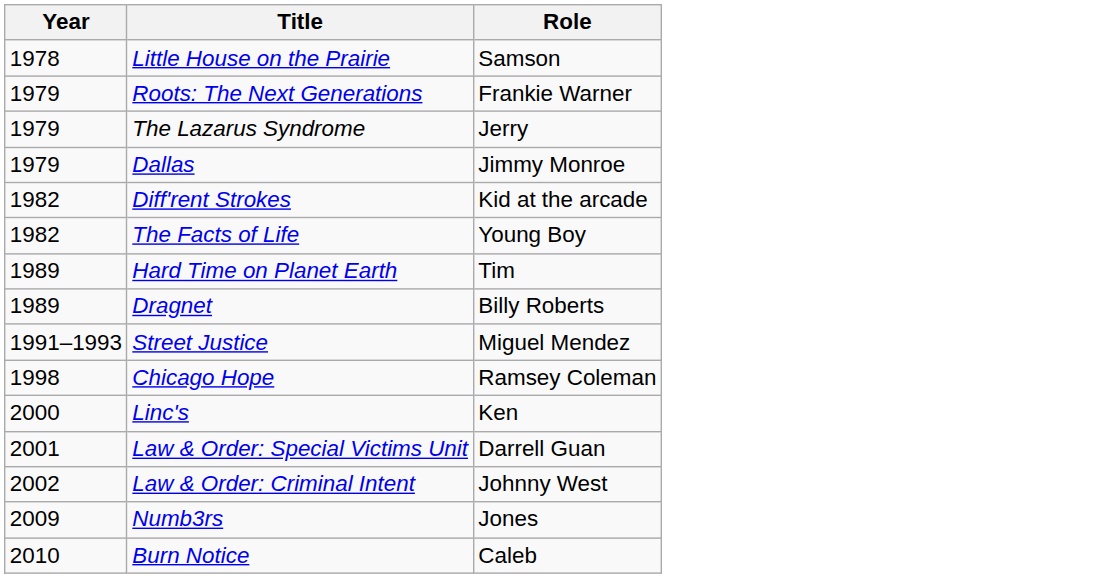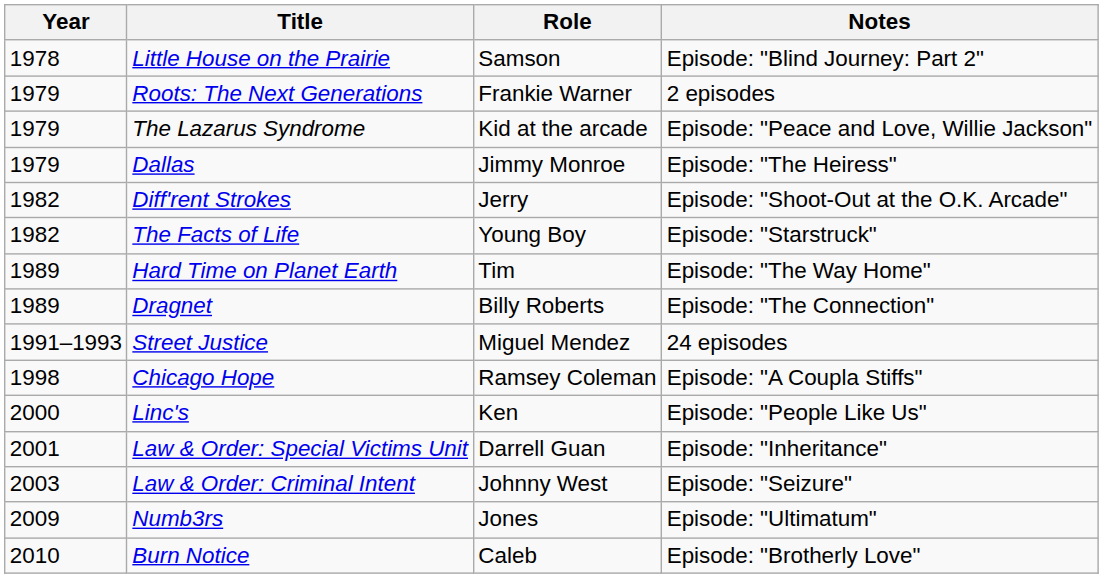+ column: (879, 22)
(503, 128) Jerry -> (563, 128) Kid at the arcade
(563, 199) Kid at the arcade -> (503, 199) Jerry
(35, 484) 2002 -> (35, 484) 2003
